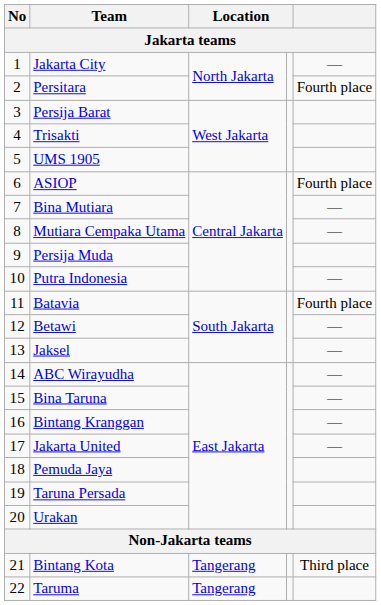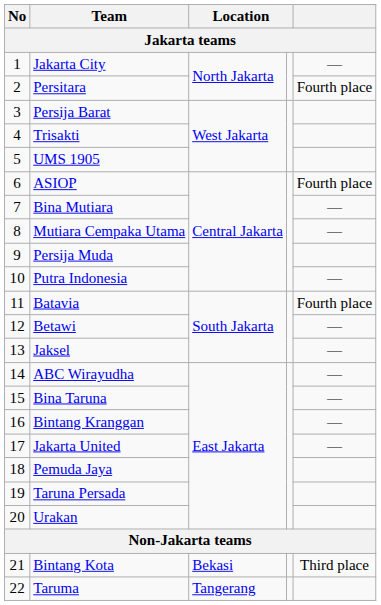(224, 565) Tangerang -> (213, 565) Bekasi
